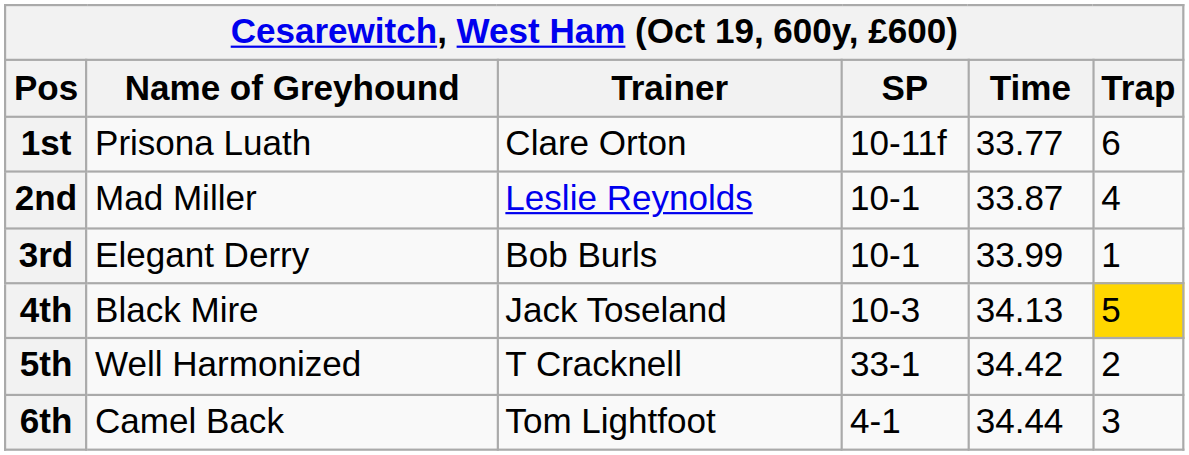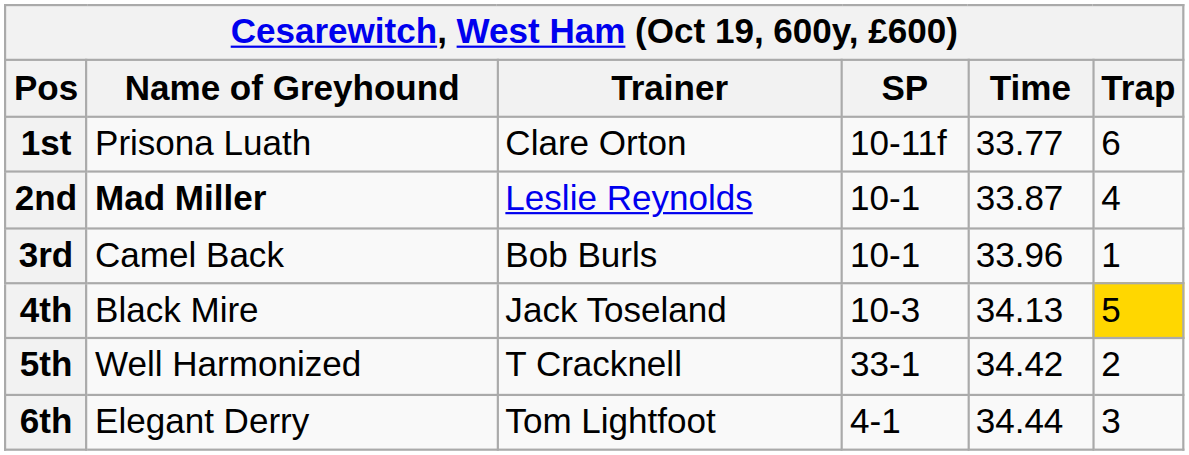(176, 198) normal -> (181, 198) bold
(202, 254) Elegant Derry -> (189, 254) Camel Back
(1020, 254) 33.99 -> (1020, 254) 33.96
(189, 421) Camel Back -> (202, 421) Elegant Derry
